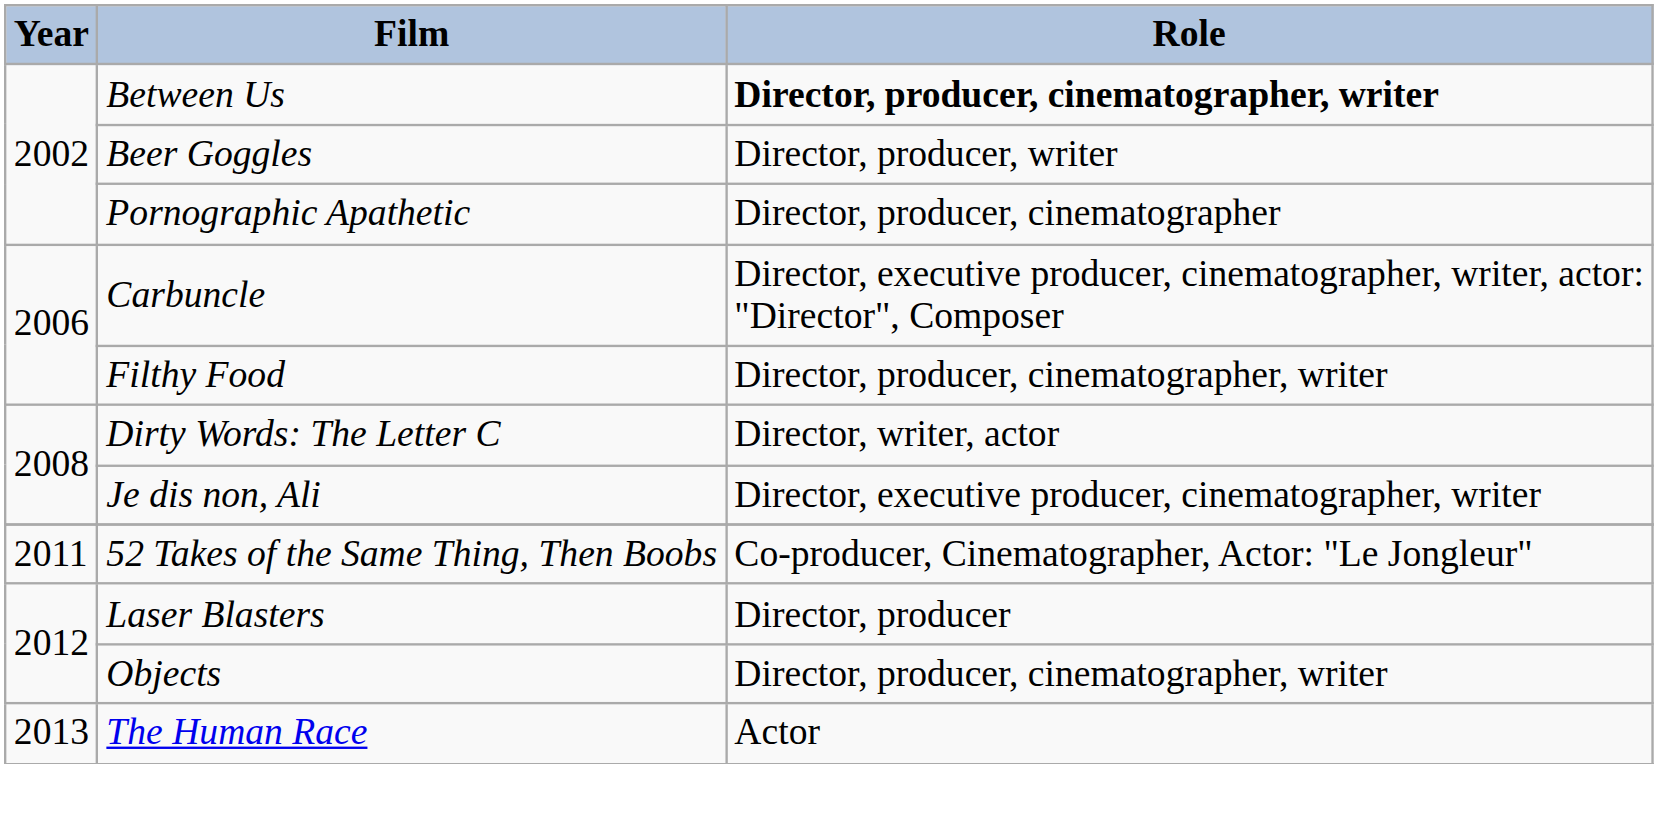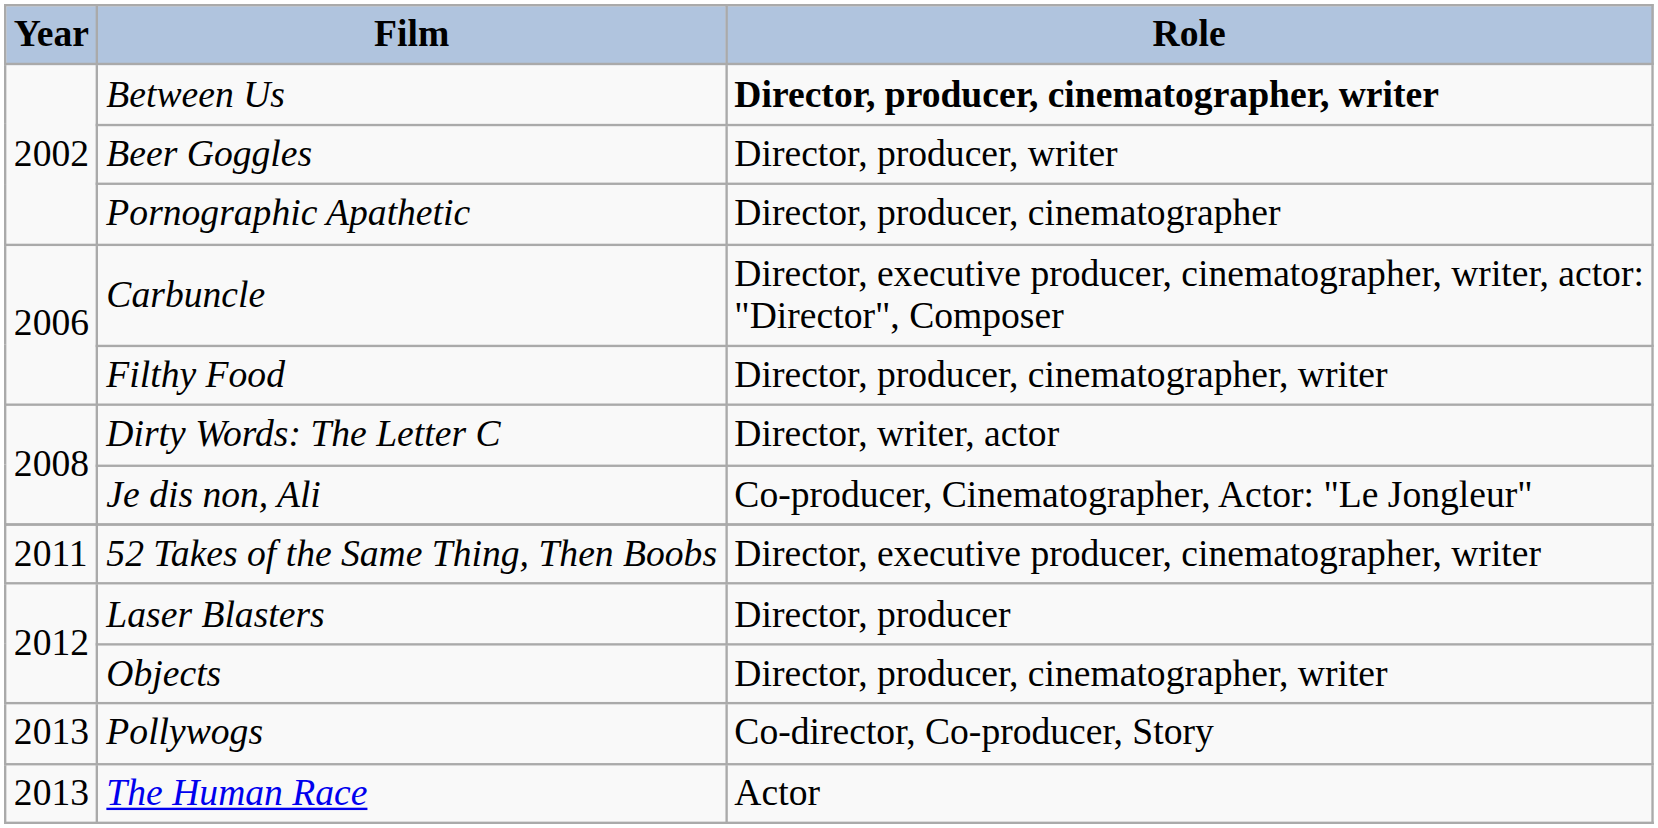(1138, 494) Director, executive producer, cinematographer, writer -> (1134, 494) Co-producer, Cinematographer, Actor: "Le Jongleur"
(1134, 553) Co-producer, Cinematographer, Actor: "Le Jongleur" -> (1138, 553) Director, executive producer, cinematographer, writer
+ row: (185, 732)
